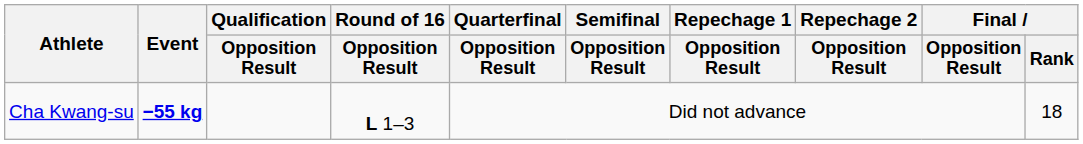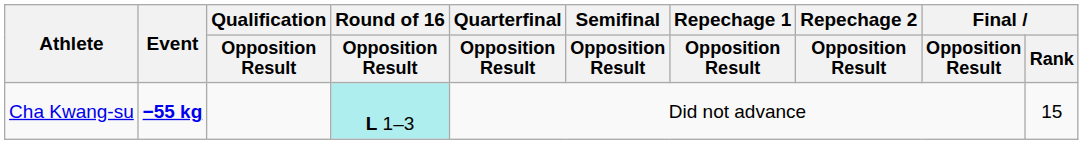(390, 124) no background -> (390, 124) paleturquoise background
(1052, 111) 18 -> (1052, 111) 15
